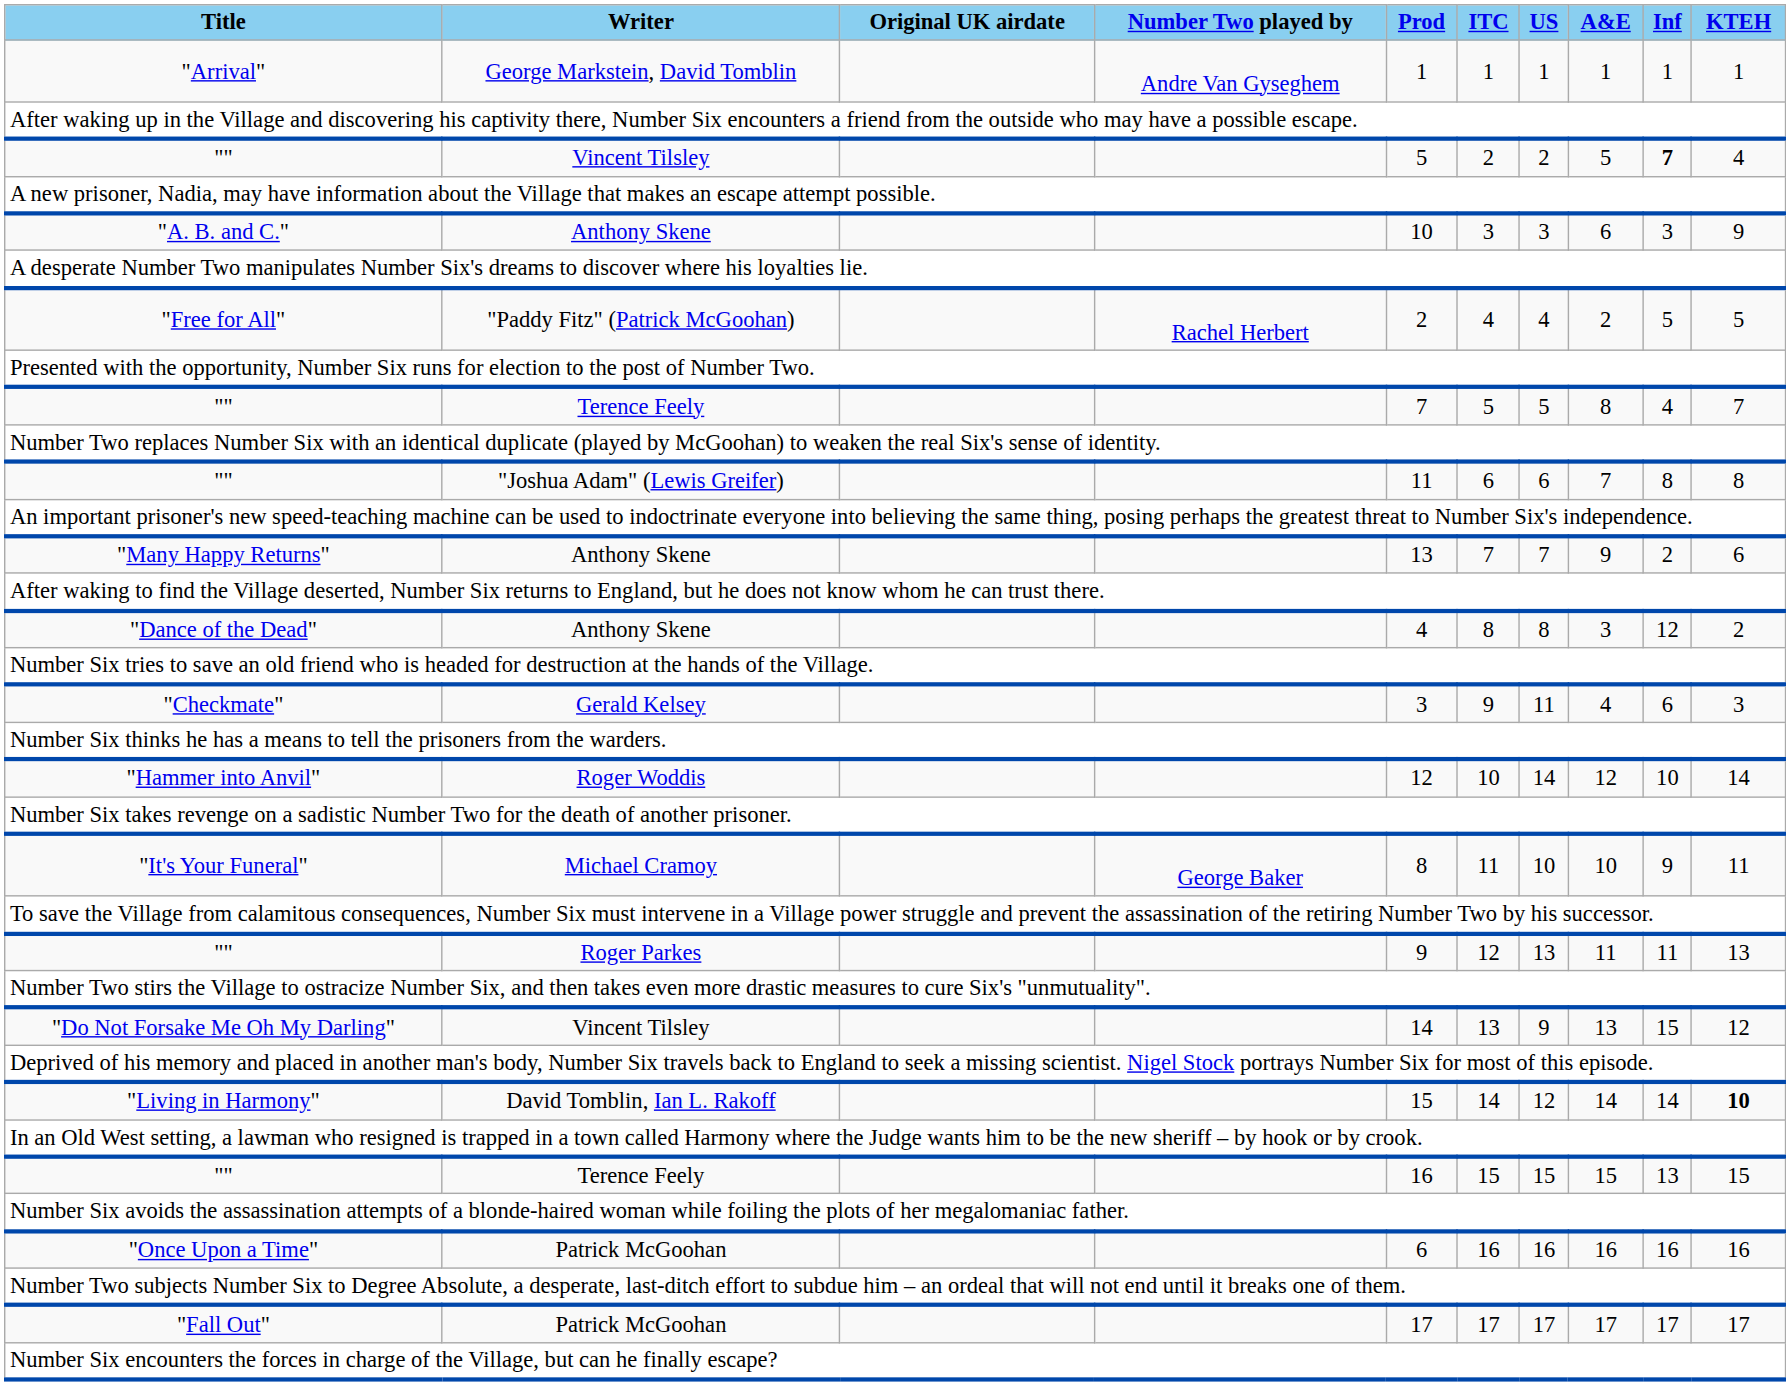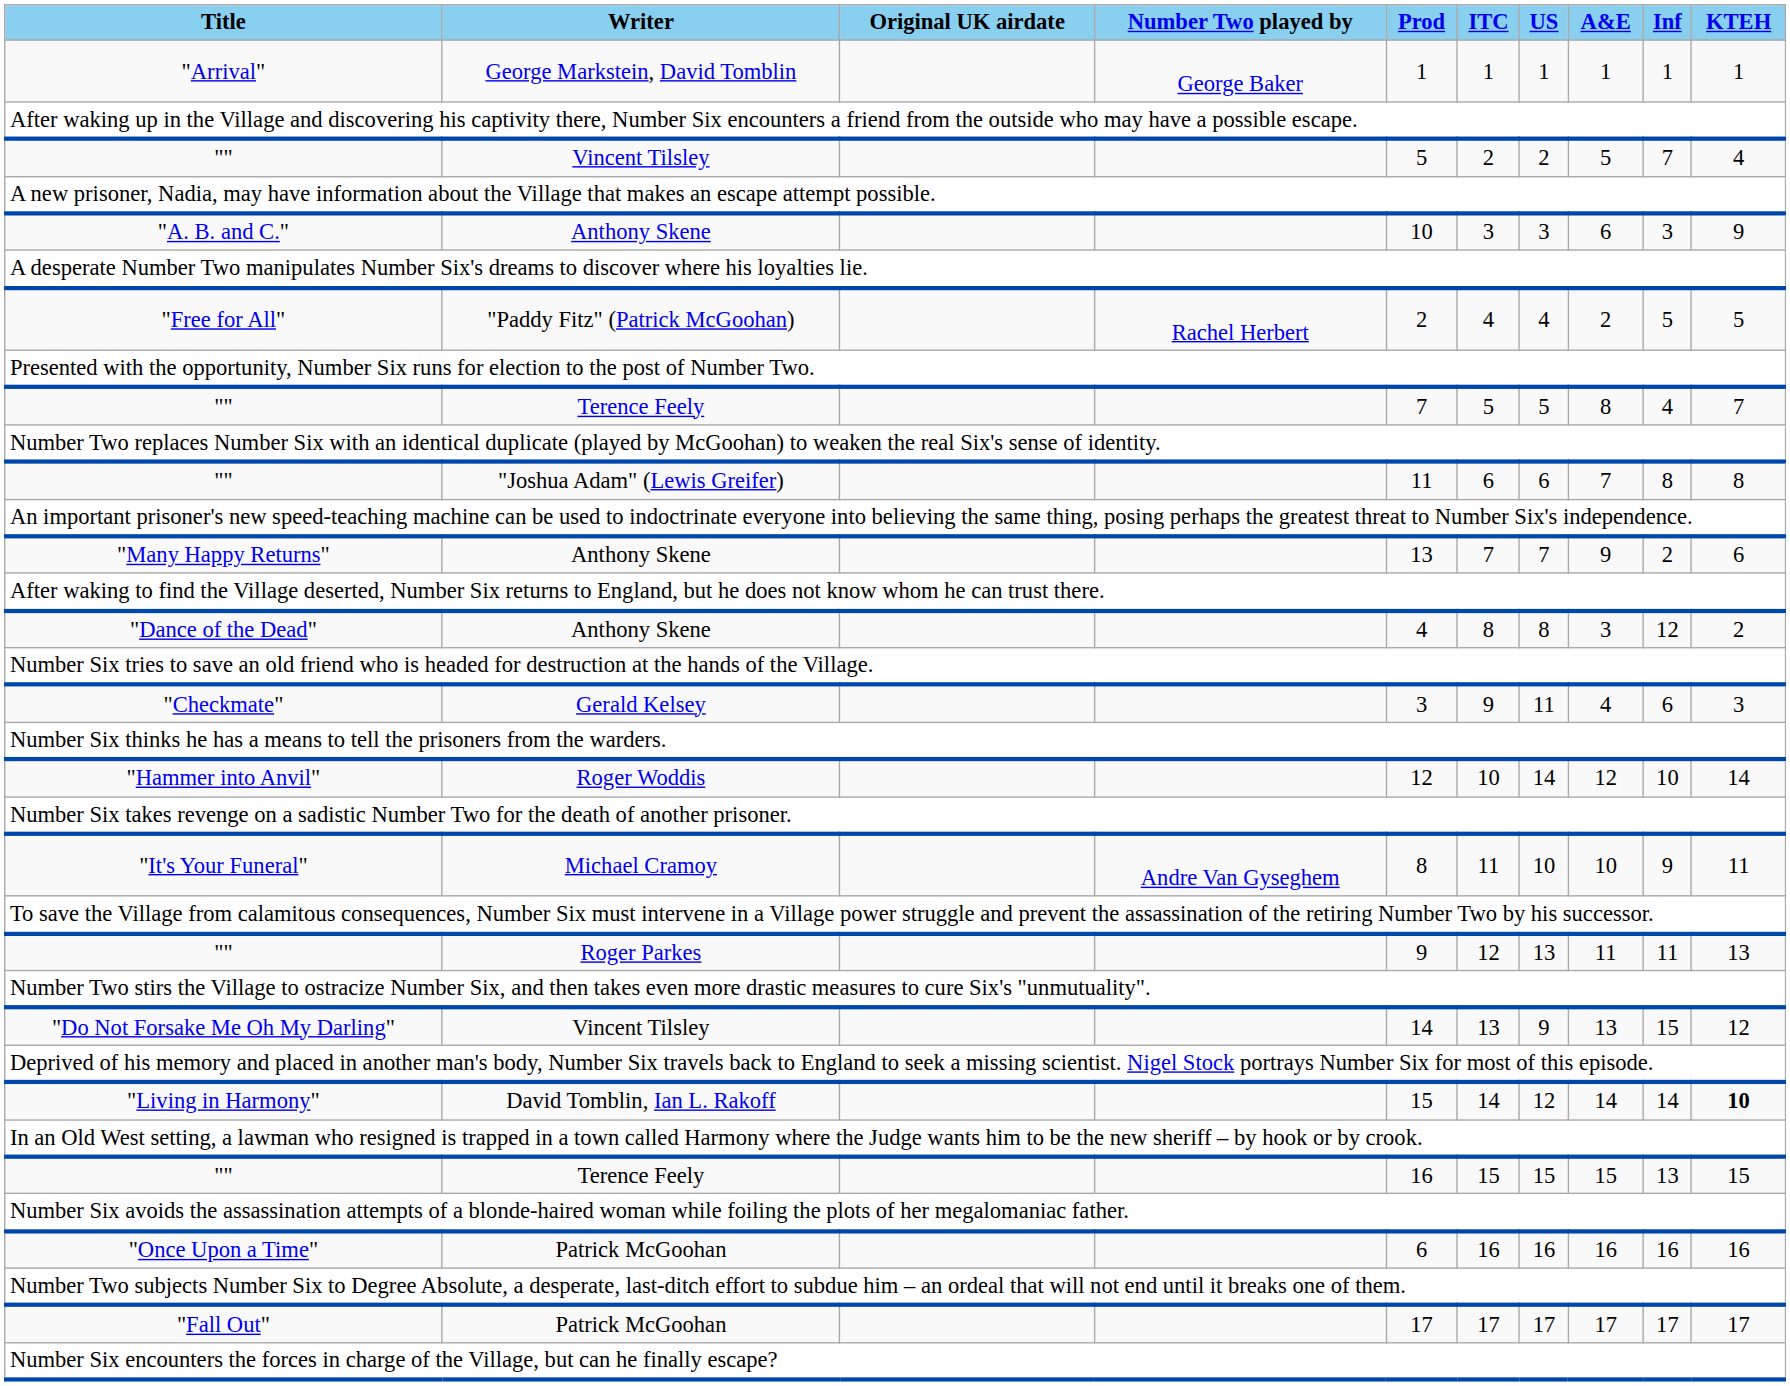(1240, 83) Andre Van Gyseghem -> (1240, 83) George Baker
(1667, 157) bold -> (1667, 157) normal
(1240, 878) George Baker -> (1240, 878) Andre Van Gyseghem
